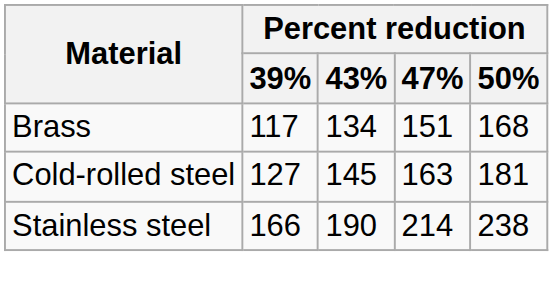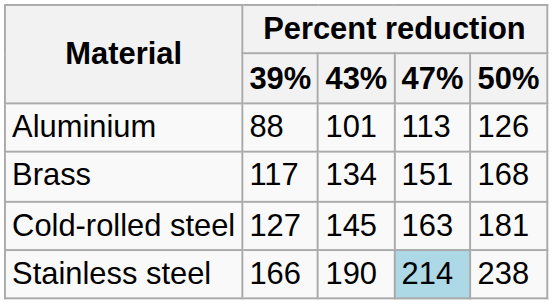+ row: (84, 126)
(427, 224) no background -> (427, 273) lightblue background
